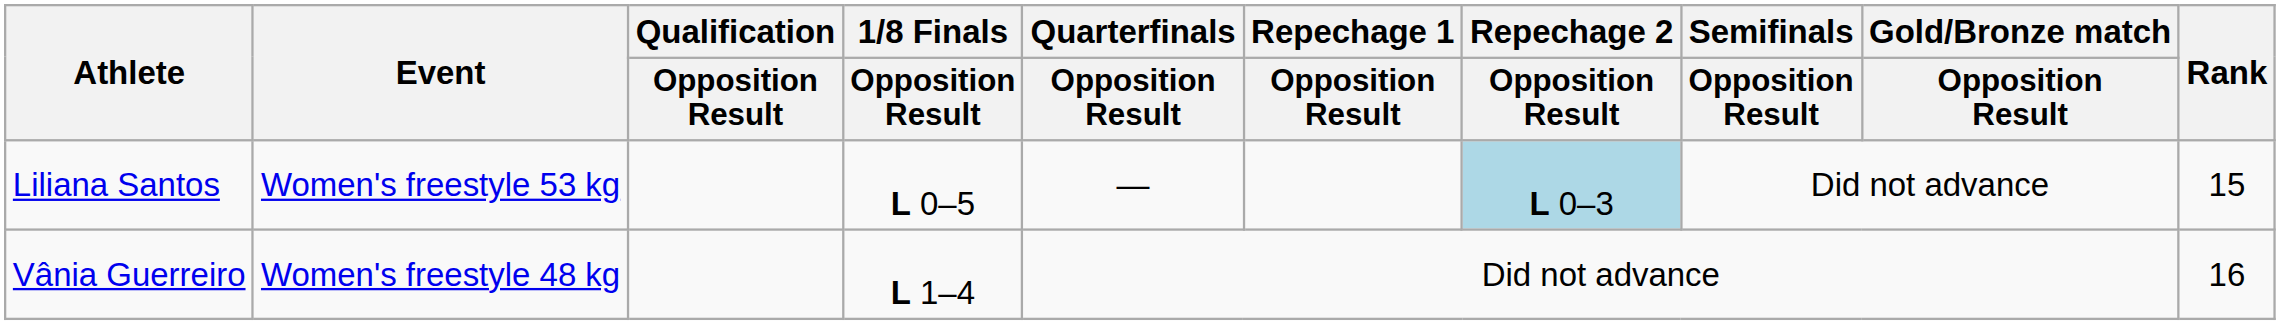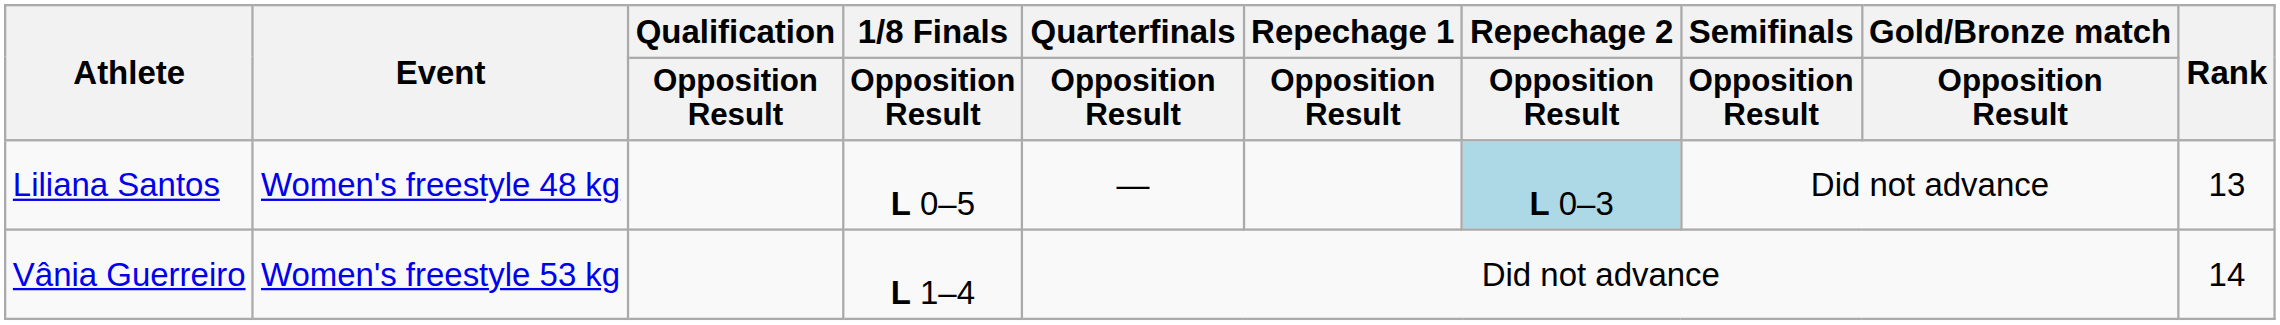(441, 186) Women's freestyle 53 kg -> (441, 186) Women's freestyle 48 kg
(2227, 186) 15 -> (2227, 186) 13
(441, 274) Women's freestyle 48 kg -> (441, 274) Women's freestyle 53 kg
(2227, 274) 16 -> (2227, 274) 14
